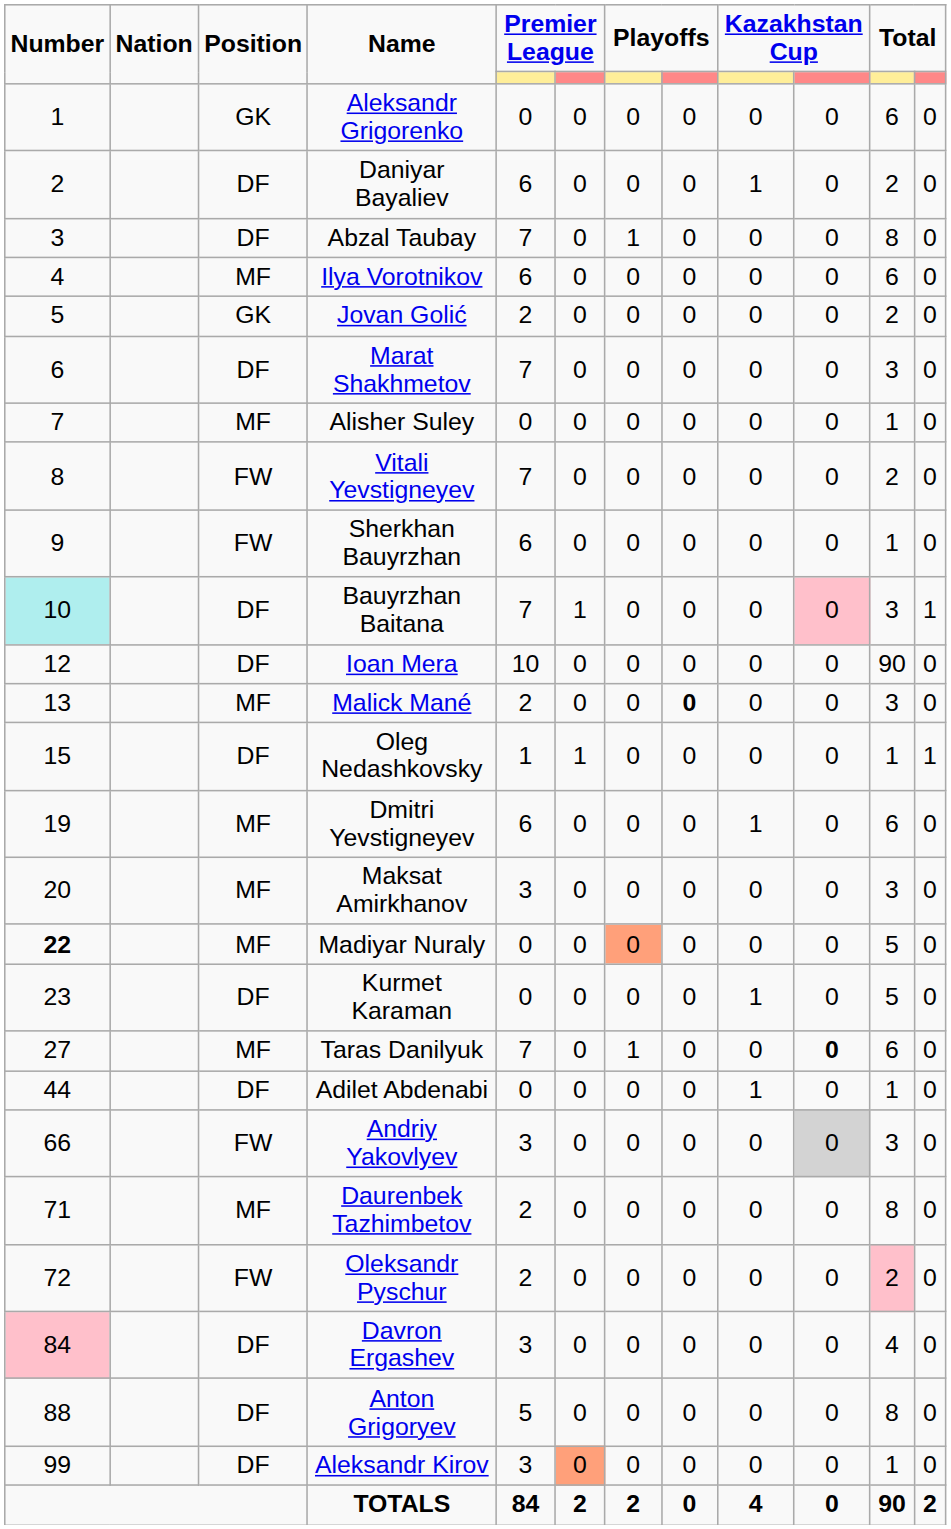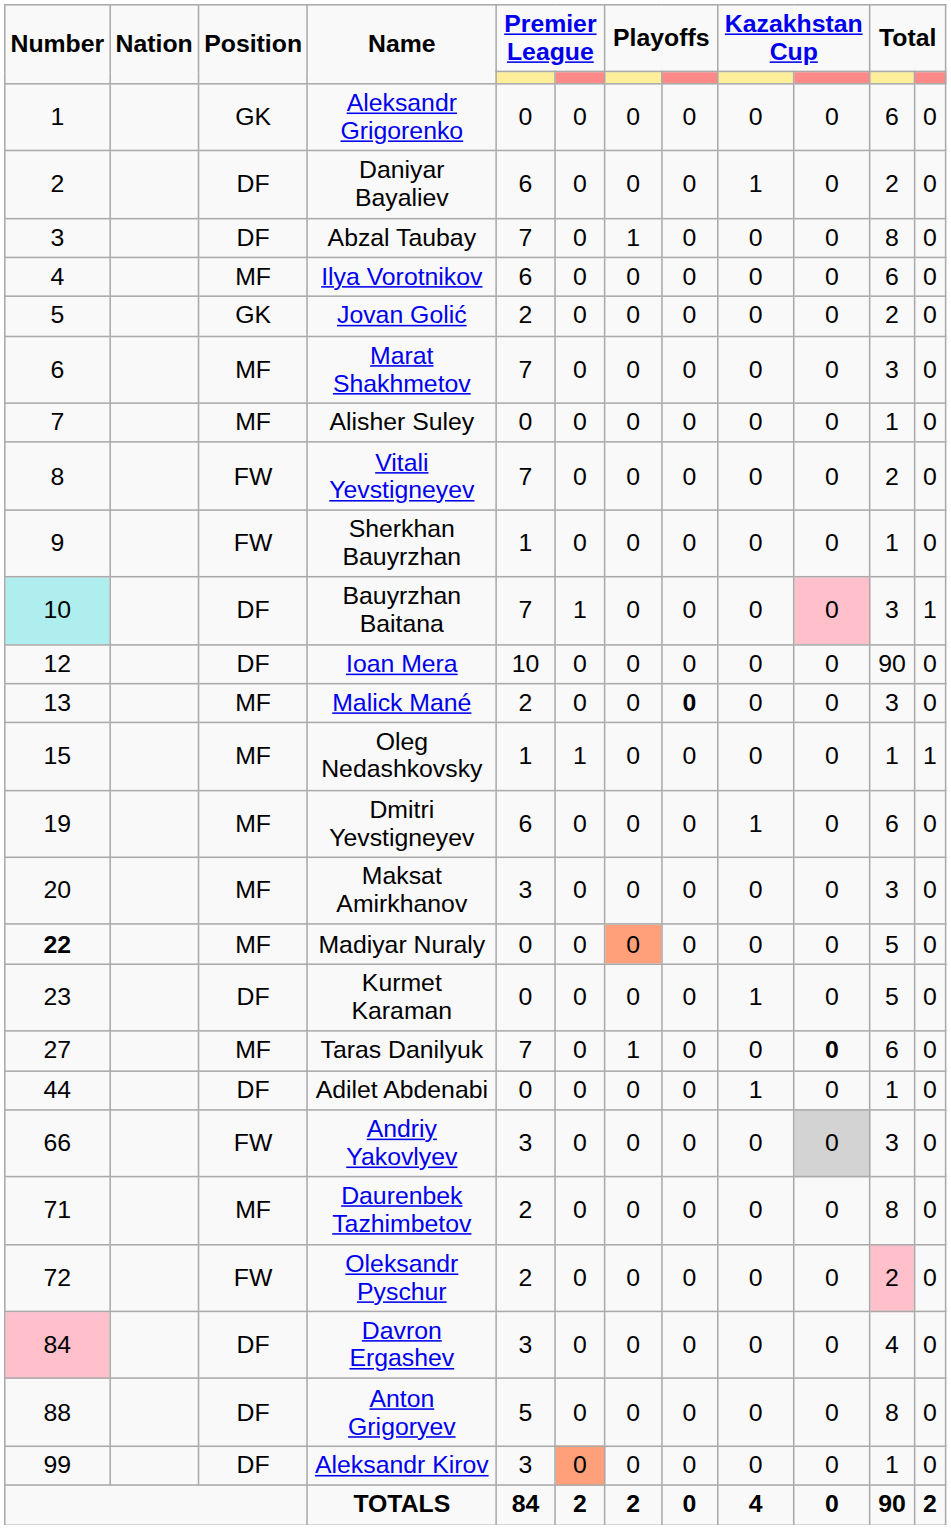(253, 369) DF -> (253, 369) MF
(526, 543) 6 -> (526, 543) 1
(253, 756) DF -> (253, 756) MF
